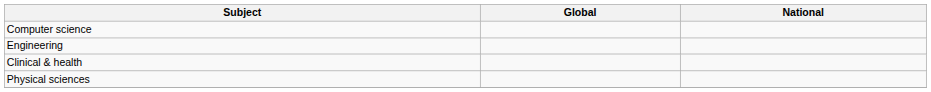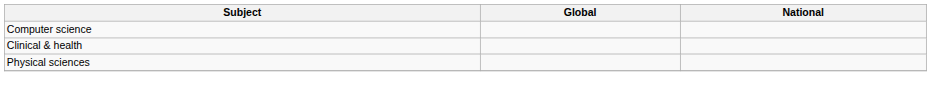- row: (35, 46)
